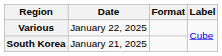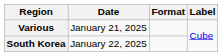(108, 28) January 22, 2025 -> (108, 28) January 21, 2025
(108, 43) January 21, 2025 -> (108, 43) January 22, 2025
